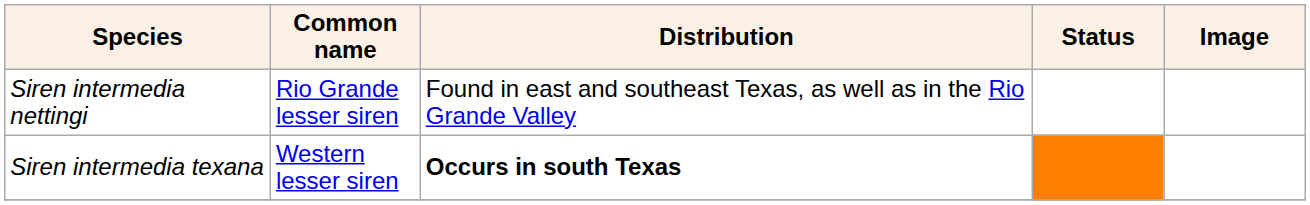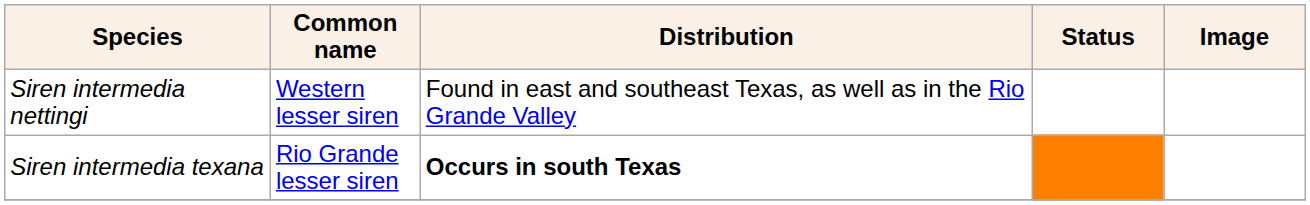(337, 102) Rio Grande lesser siren -> (337, 102) Western lesser siren
(337, 167) Western lesser siren -> (337, 167) Rio Grande lesser siren
